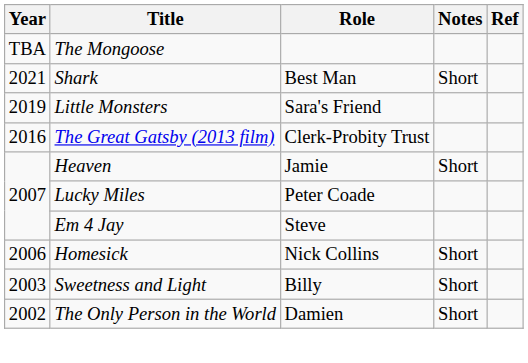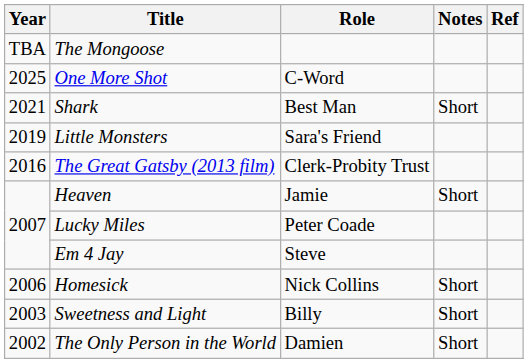+ row: (111, 78)
